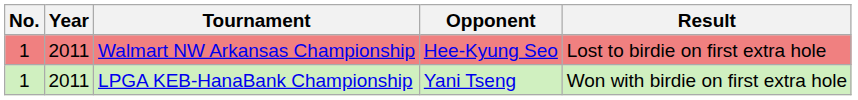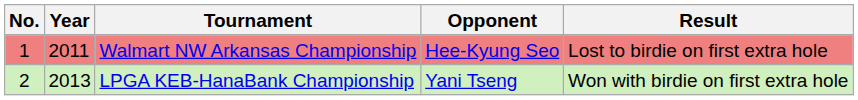(24, 80) 1 -> (24, 80) 2
(69, 80) 2011 -> (70, 80) 2013
